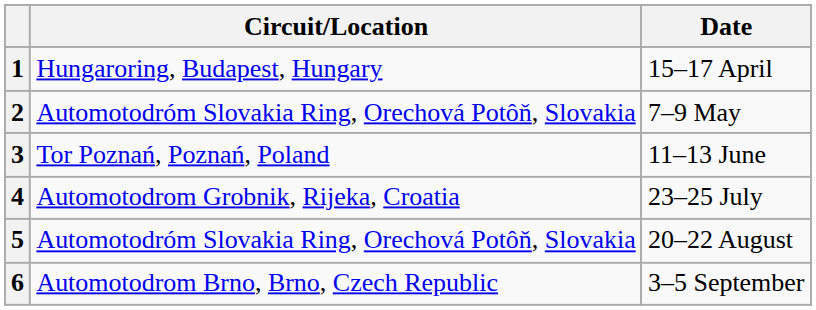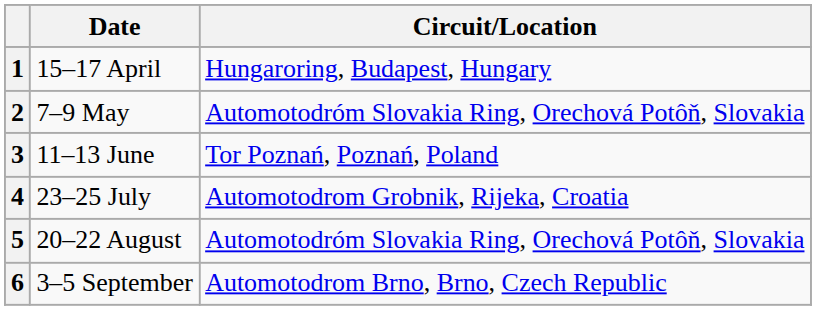columns swapped: (336, 25) <-> (726, 25)
